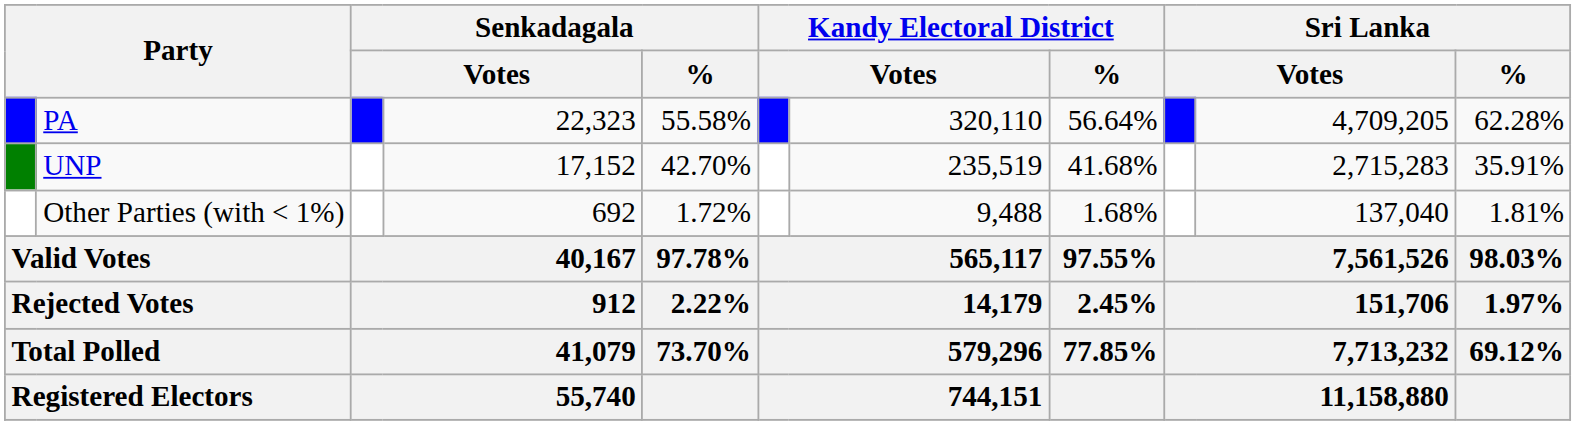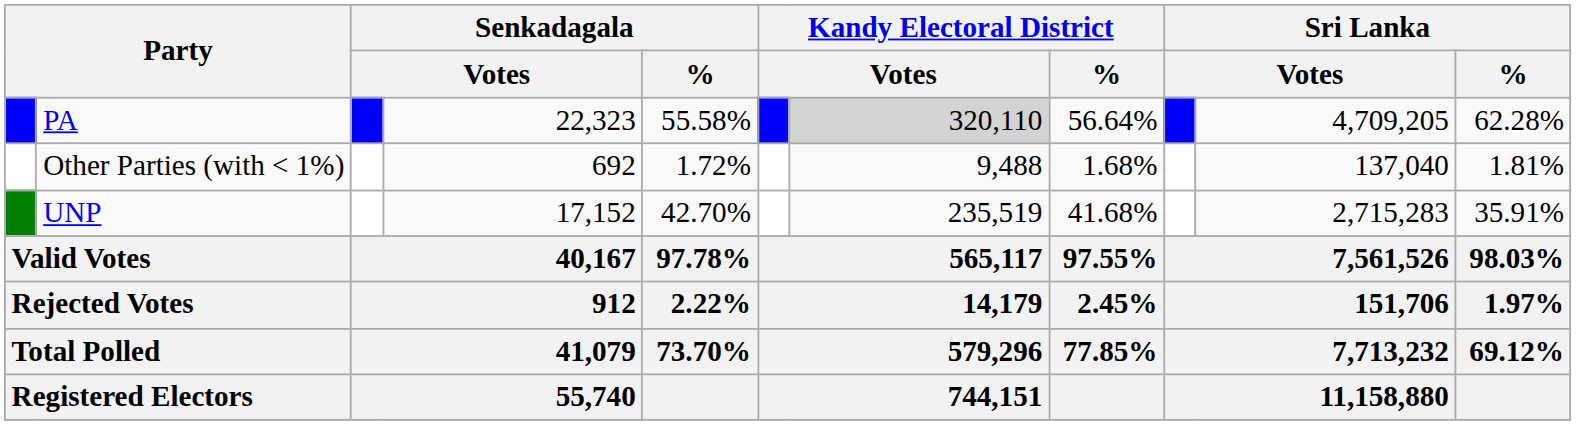(996, 119) no background -> (996, 119) lightgrey background
rows swapped: (72, 166) <-> (194, 212)
